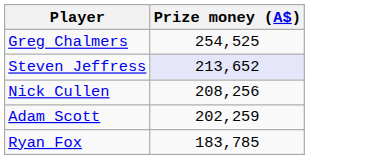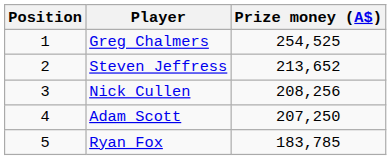+ column: (45, 17)
(227, 67) lavender background -> (308, 67) no background
(227, 117) 202,259 -> (308, 117) 207,250
